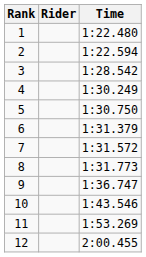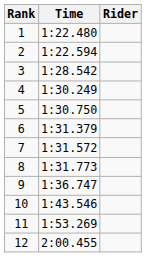columns swapped: (59, 14) <-> (110, 14)
